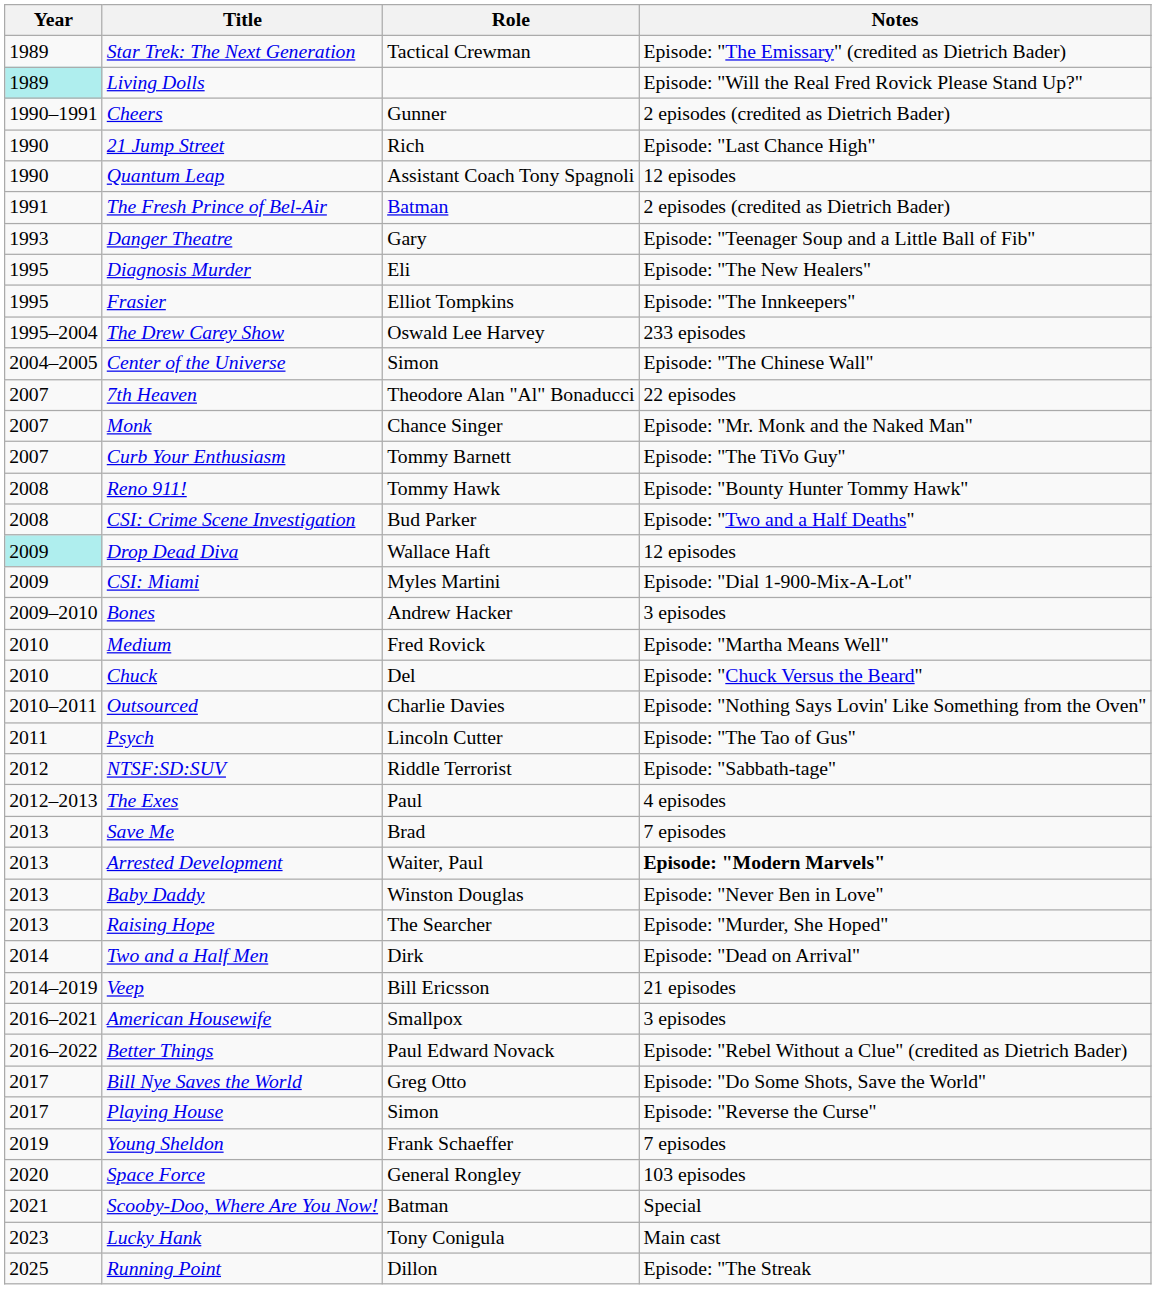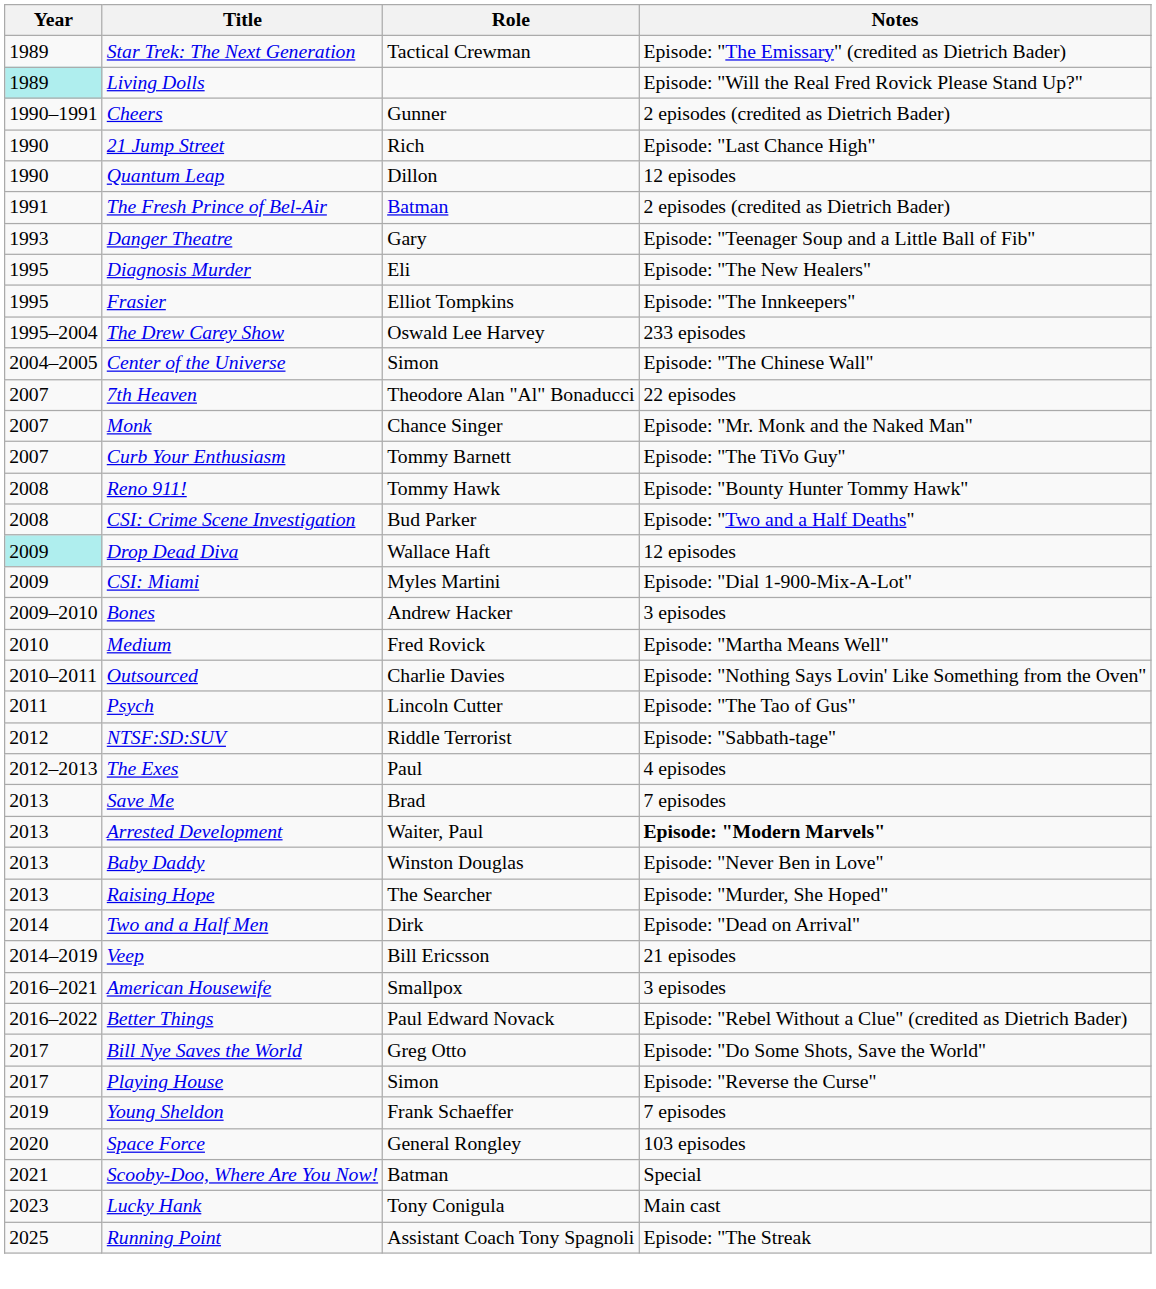(511, 176) Assistant Coach Tony Spagnoli -> (412, 176) Dillon
- row: (132, 675)
(412, 1268) Dillon -> (511, 1237) Assistant Coach Tony Spagnoli
